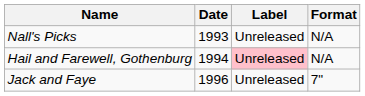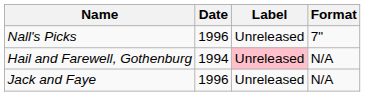(213, 36) 1993 -> (213, 36) 1996
(322, 36) N/A -> (317, 36) 7"
(317, 79) 7" -> (322, 79) N/A
